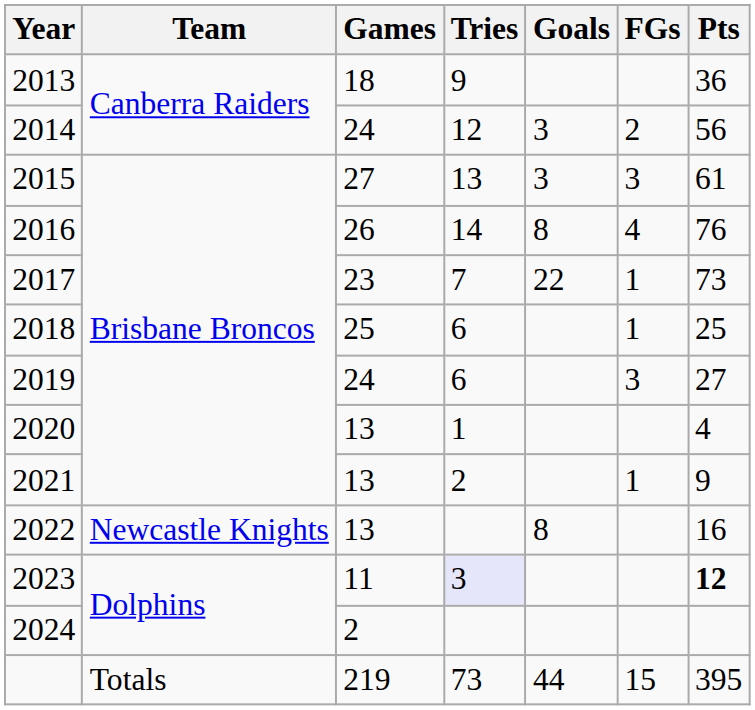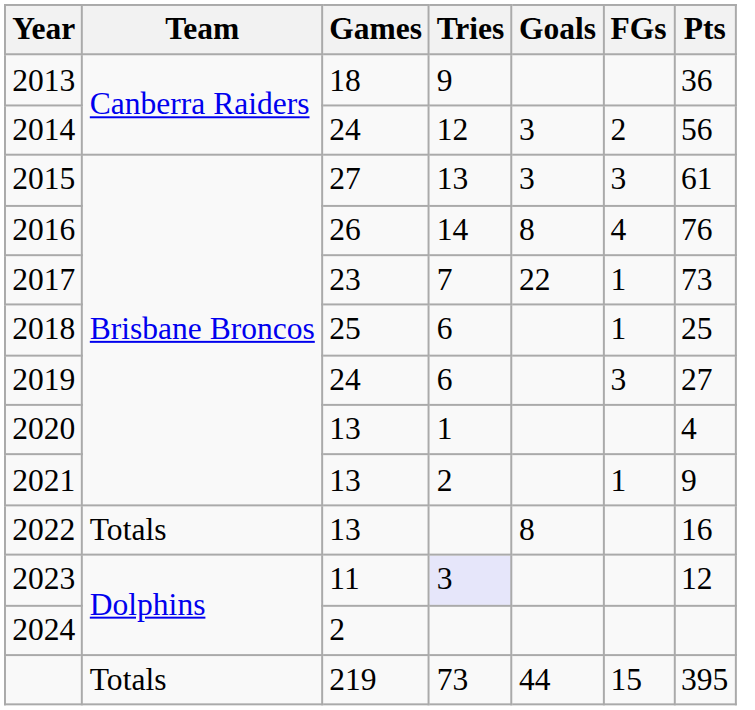(209, 529) Newcastle Knights -> (128, 529) Totals
(711, 579) bold -> (697, 579) normal
